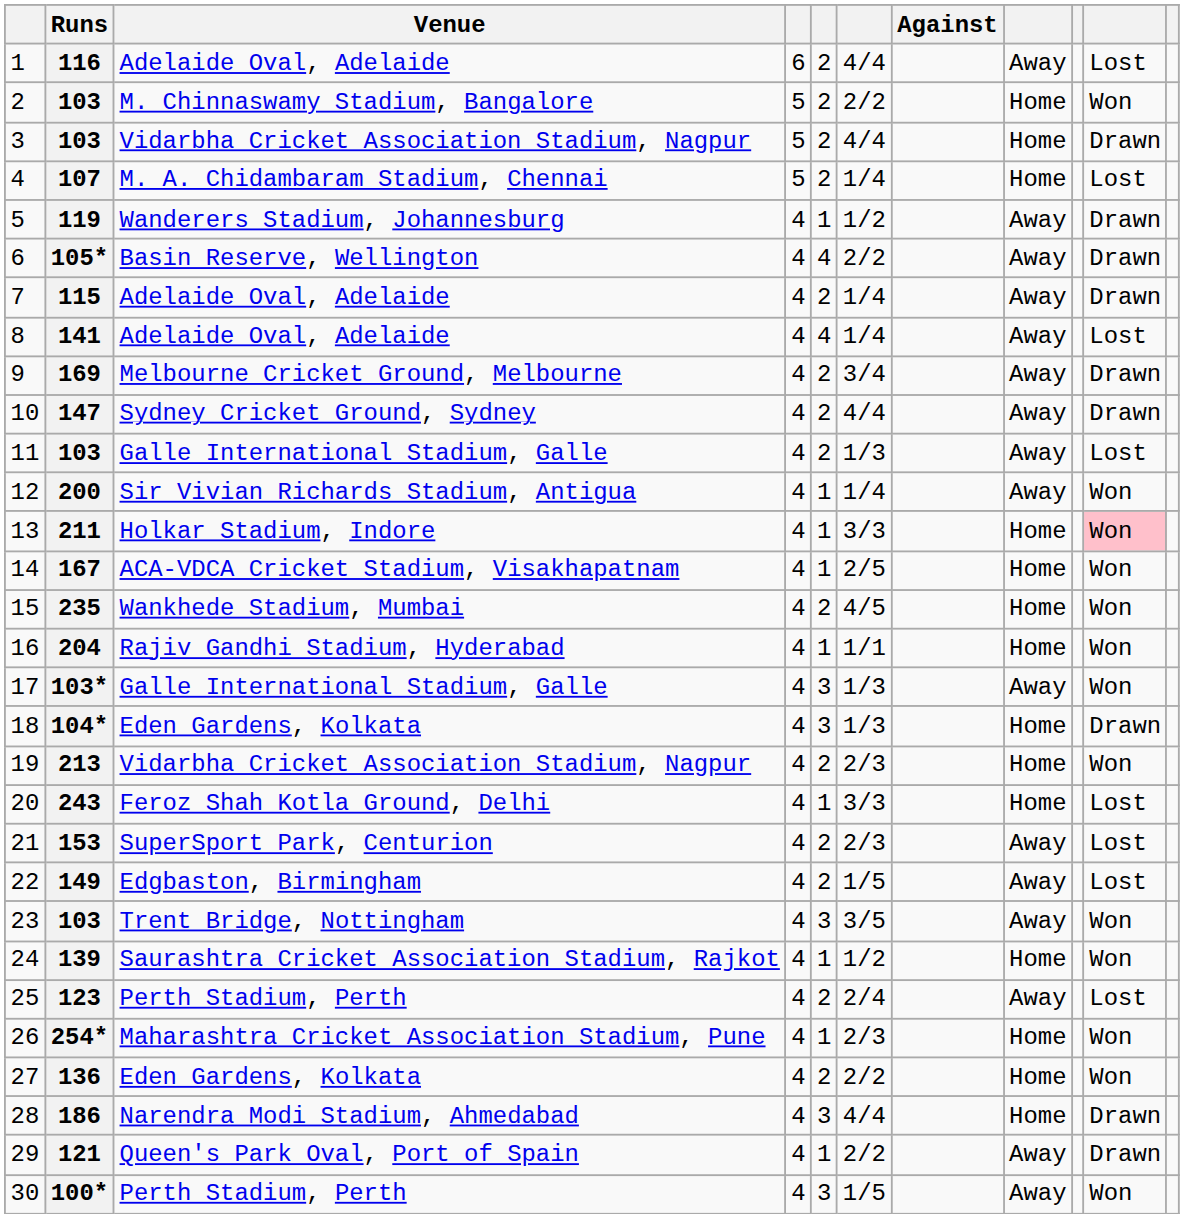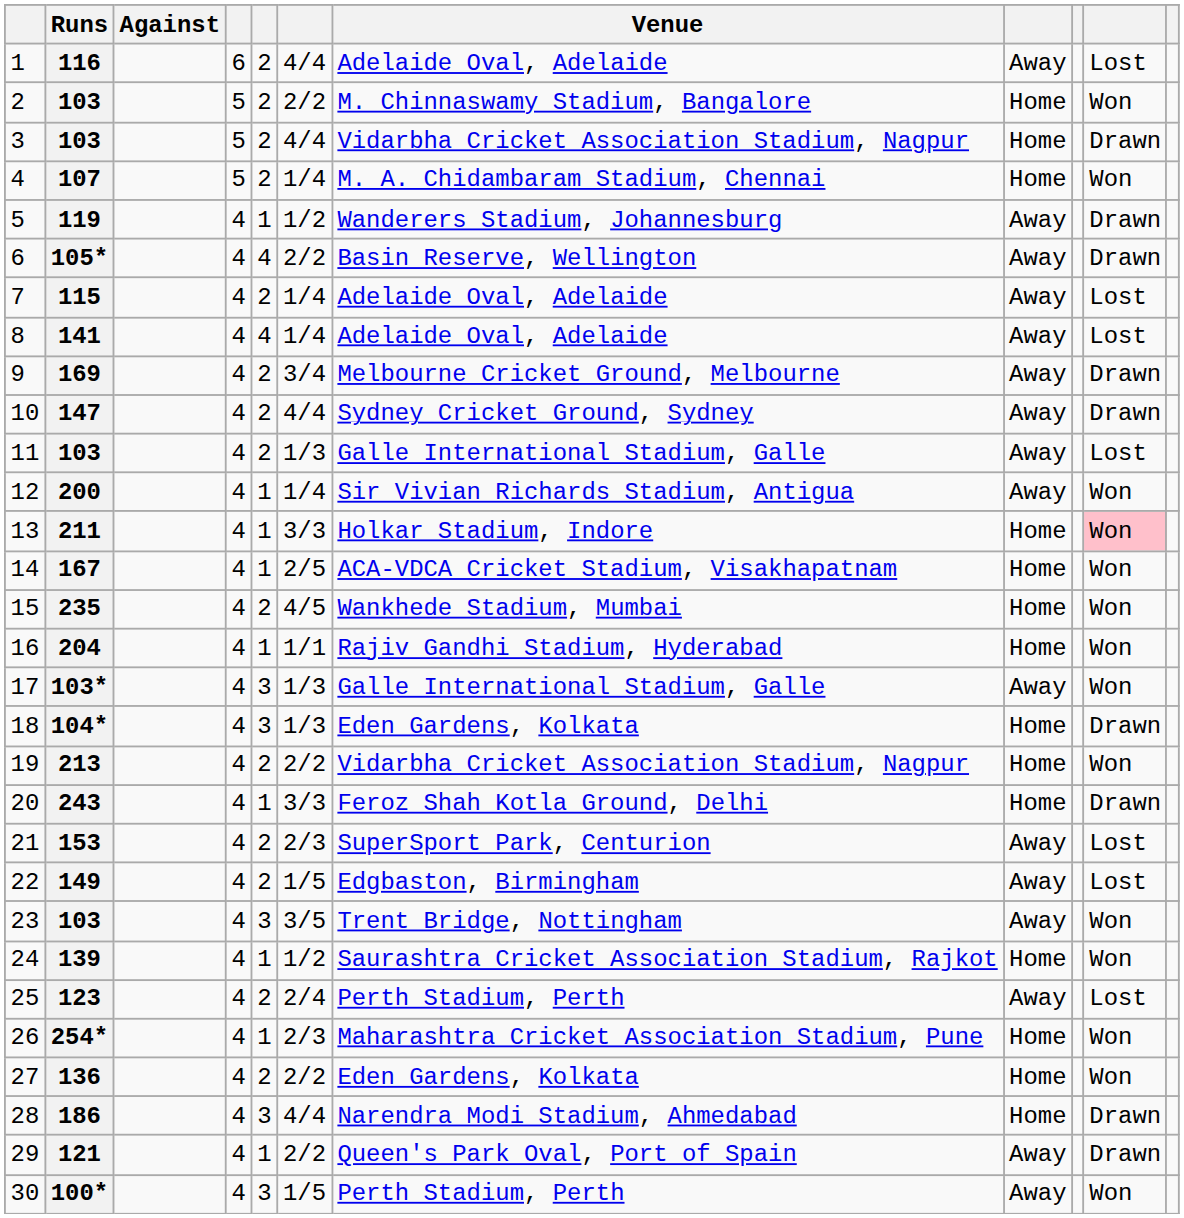columns swapped: (947, 24) <-> (450, 24)
(1118, 180) Lost -> (1111, 180) Won
(1125, 297) Drawn -> (1118, 297) Lost
(864, 765) 2/3 -> (304, 765) 2/2
(1118, 804) Lost -> (1125, 804) Drawn
